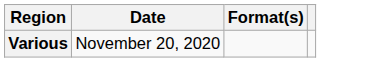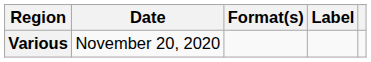+ column: (333, 17)
